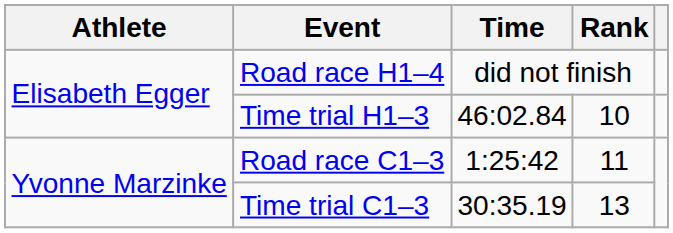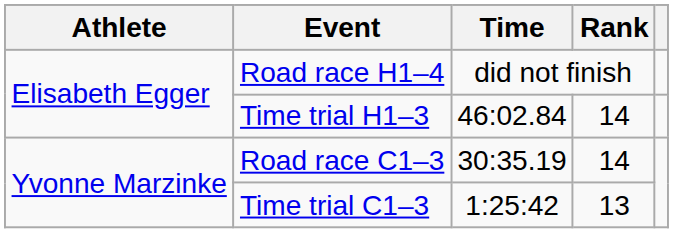(614, 116) 10 -> (614, 116) 14
(512, 161) 1:25:42 -> (512, 161) 30:35.19
(614, 161) 11 -> (614, 161) 14
(512, 205) 30:35.19 -> (512, 205) 1:25:42
